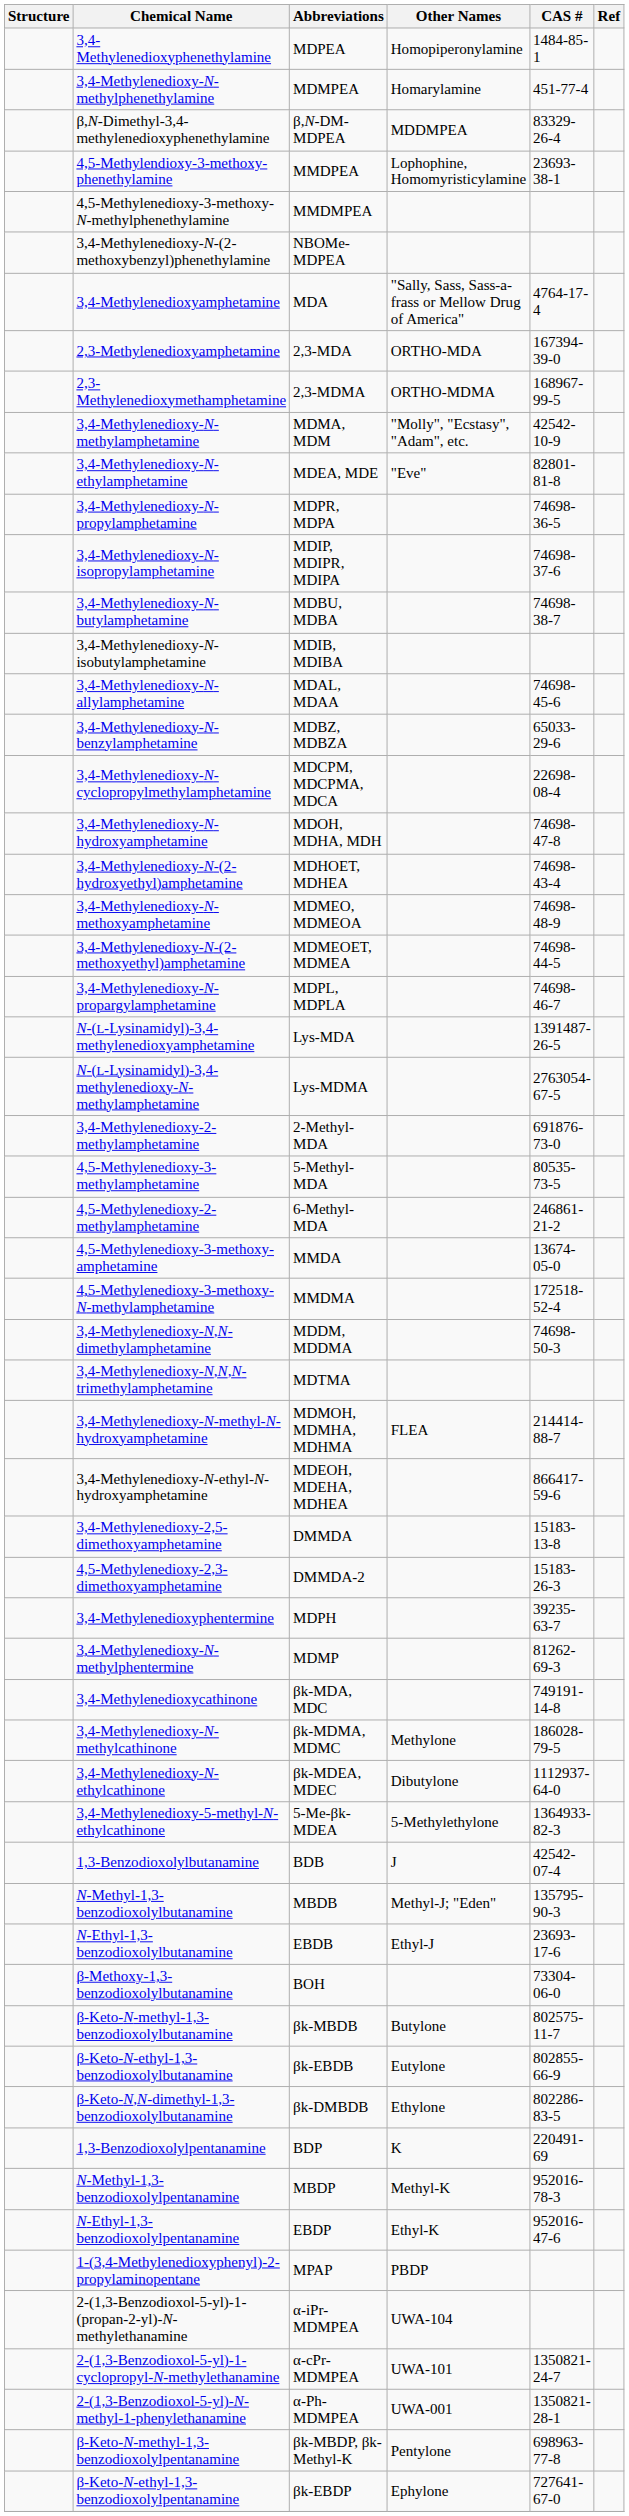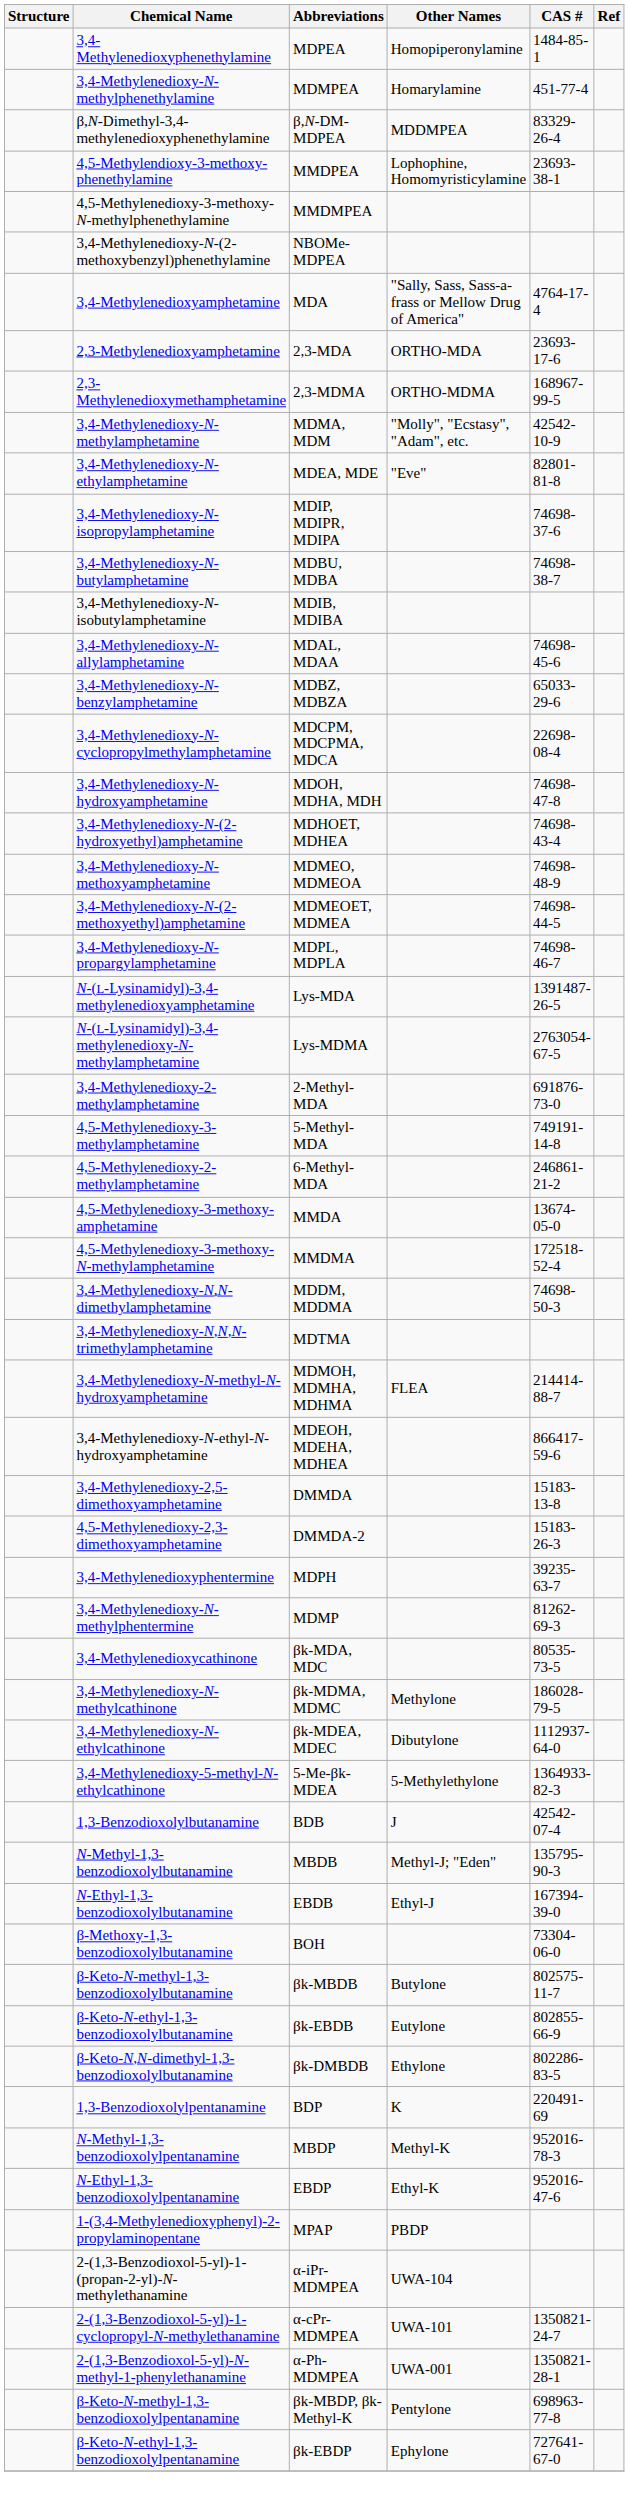(558, 351) 167394-39-0 -> (554, 351) 23693-17-6
- row: (148, 514)
(554, 1176) 80535-73-5 -> (558, 1135) 749191-14-8
(558, 1699) 749191-14-8 -> (554, 1658) 80535-73-5
(554, 1944) 23693-17-6 -> (558, 1903) 167394-39-0
